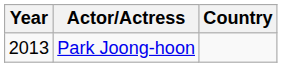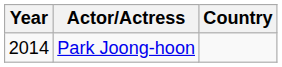(29, 47) 2013 -> (29, 47) 2014
